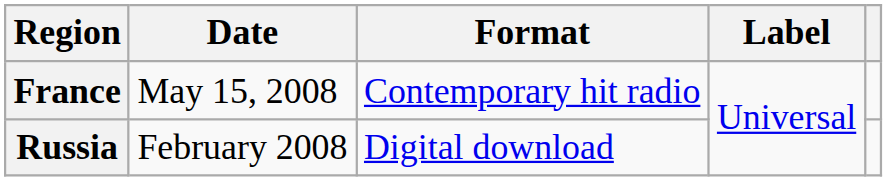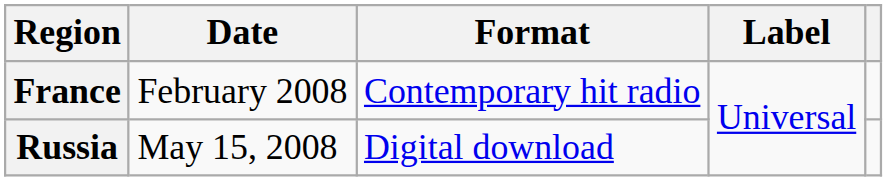(237, 89) May 15, 2008 -> (242, 89) February 2008
(242, 146) February 2008 -> (237, 146) May 15, 2008
